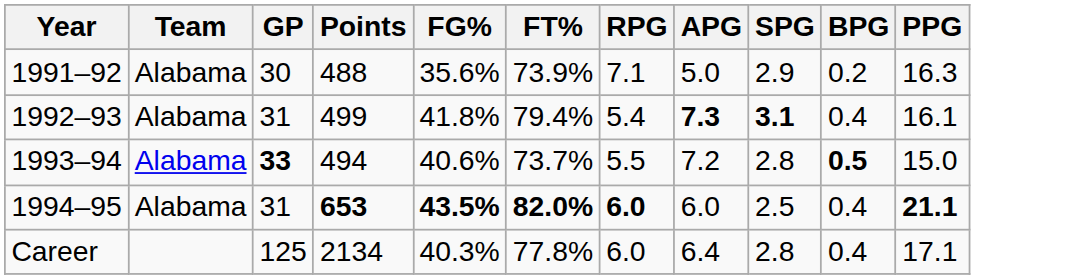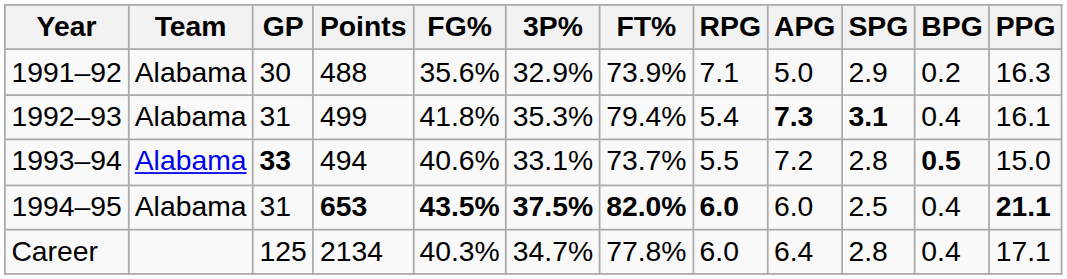+ column: (553, 26)
